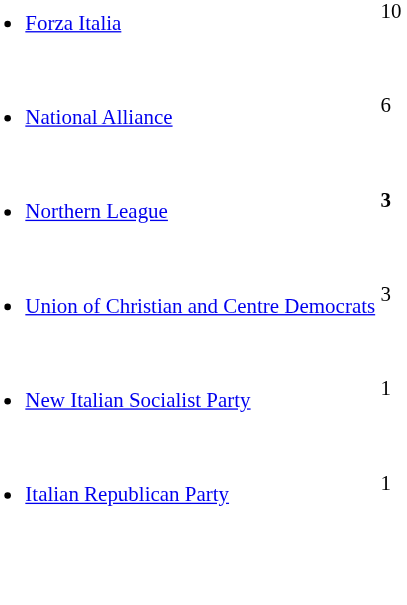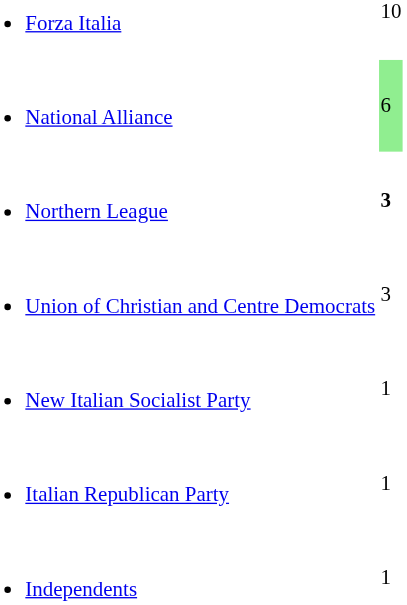(391, 106) no background -> (391, 106) lightgreen background
+ row: (174, 589)
